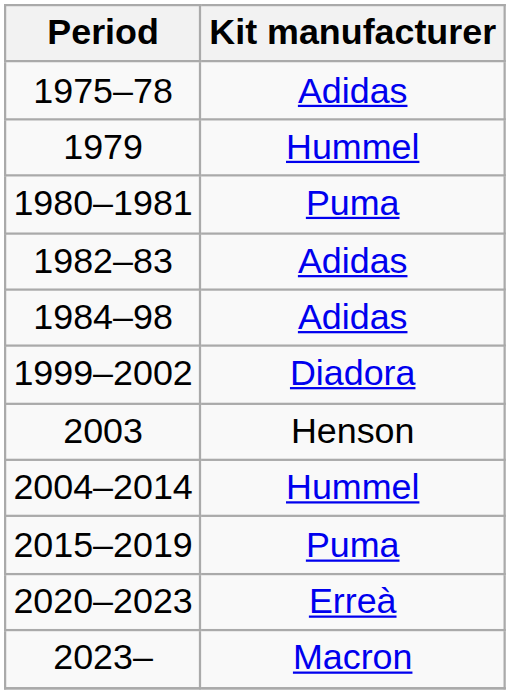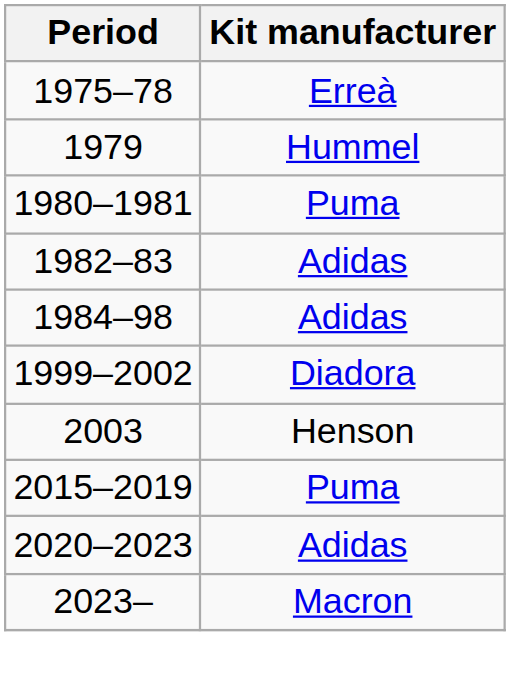(353, 89) Adidas -> (353, 89) Erreà
- row: (103, 487)
(353, 601) Erreà -> (353, 544) Adidas
